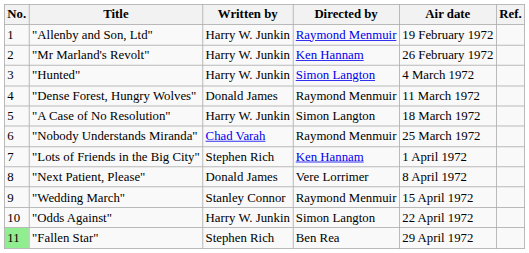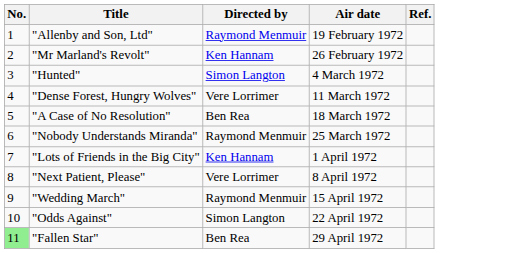- column: (248, 14)
(346, 95) Raymond Menmuir -> (242, 95) Vere Lorrimer
(335, 116) Simon Langton -> (227, 116) Ben Rea
